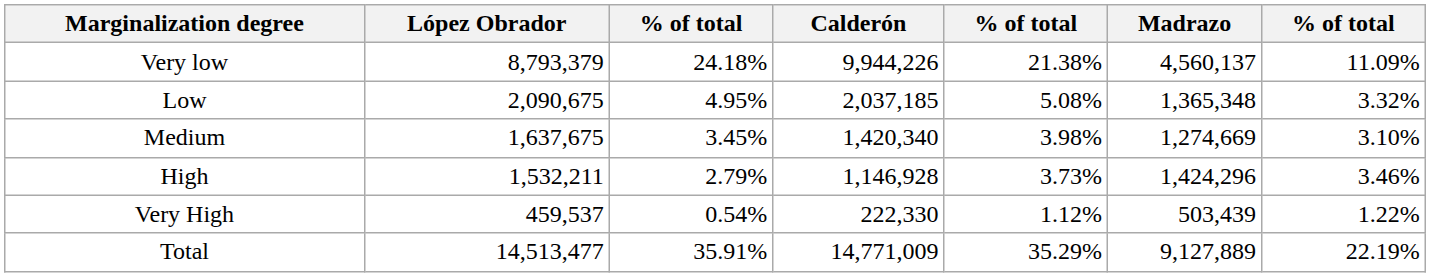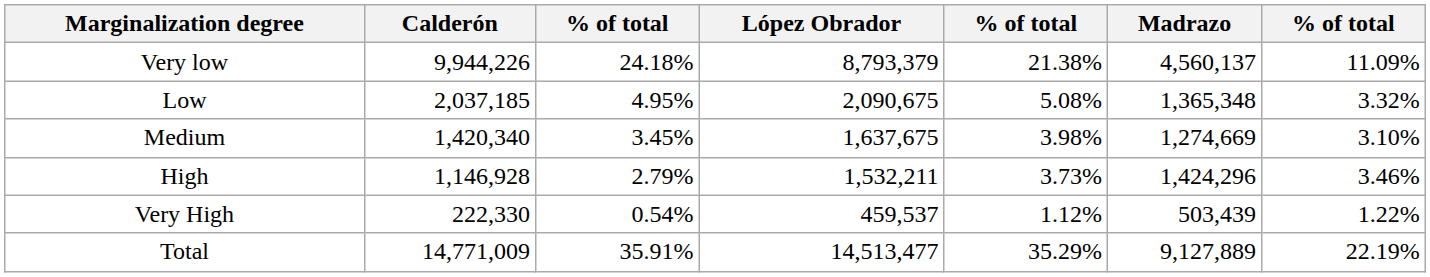columns swapped: (858, 23) <-> (487, 23)
